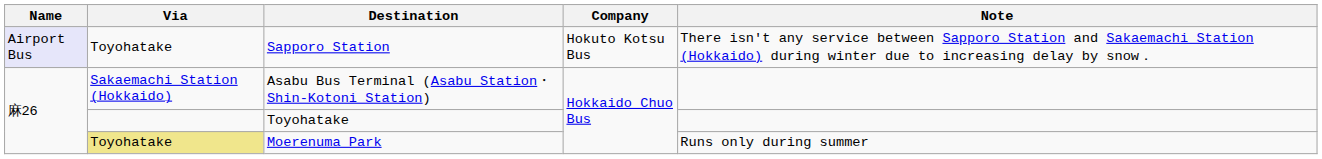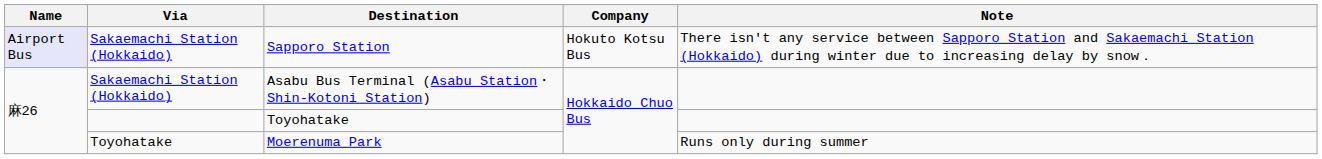(131, 47) Toyohatake -> (164, 47) Sakaemachi Station (Hokkaido)
(131, 142) khaki background -> (131, 142) no background
